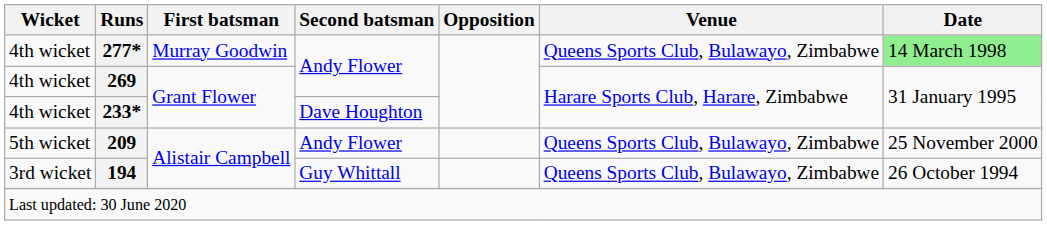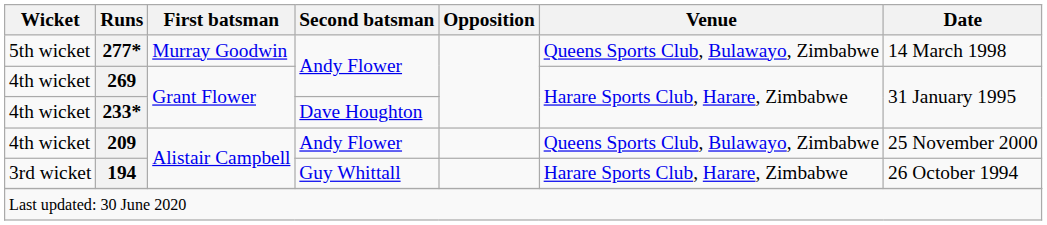(50, 50) 4th wicket -> (50, 50) 5th wicket
(947, 50) lightgreen background -> (947, 50) no background
(50, 142) 5th wicket -> (50, 142) 4th wicket
(711, 173) Queens Sports Club, Bulawayo, Zimbabwe -> (696, 173) Harare Sports Club, Harare, Zimbabwe
